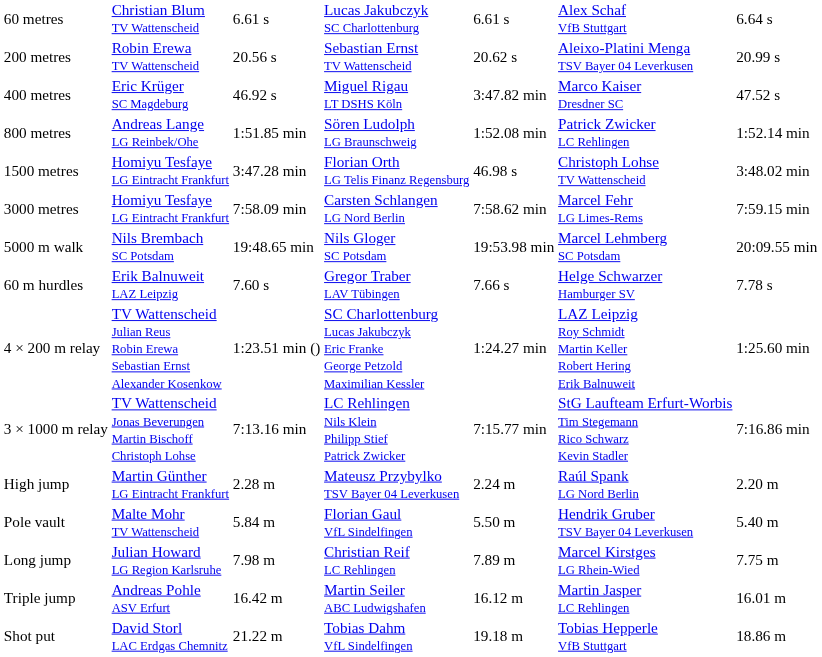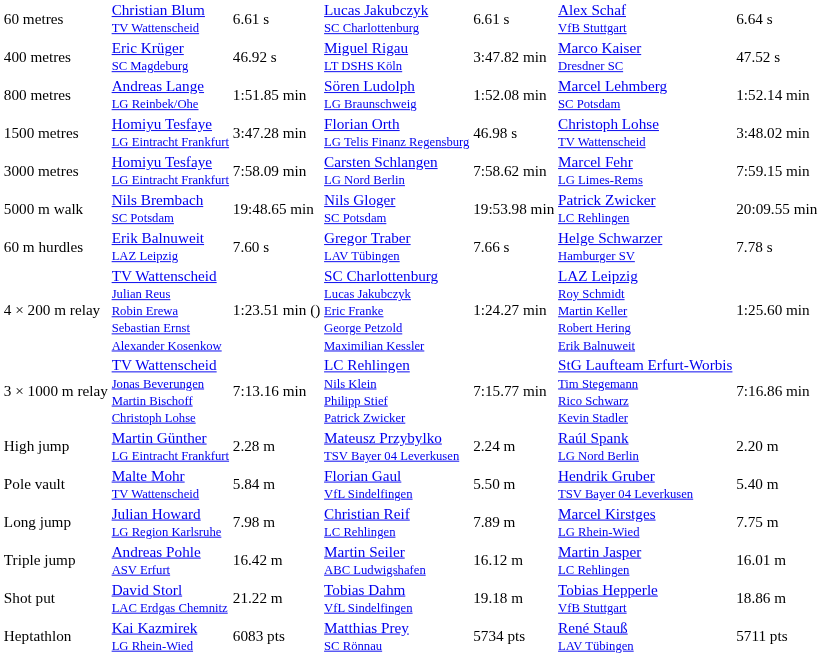- row: (37, 56)
(607, 132) Patrick Zwicker LC Rehlingen -> (613, 94) Marcel Lehmberg SC Potsdam
(613, 246) Marcel Lehmberg SC Potsdam -> (607, 208) Patrick Zwicker LC Rehlingen
+ row: (38, 636)
